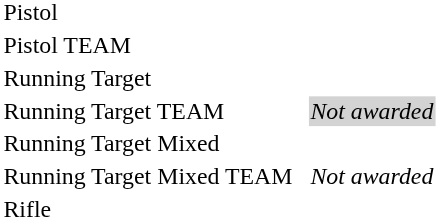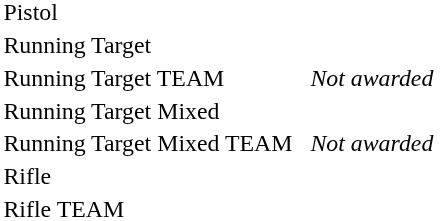- row: (67, 45)
(372, 110) lightgrey background -> (372, 78) no background
+ row: (64, 209)
